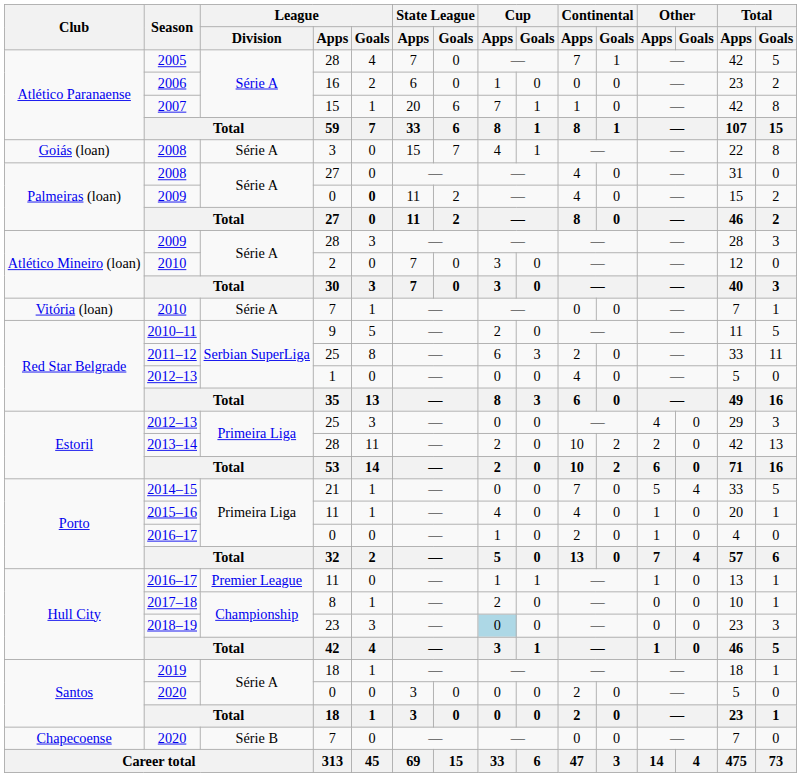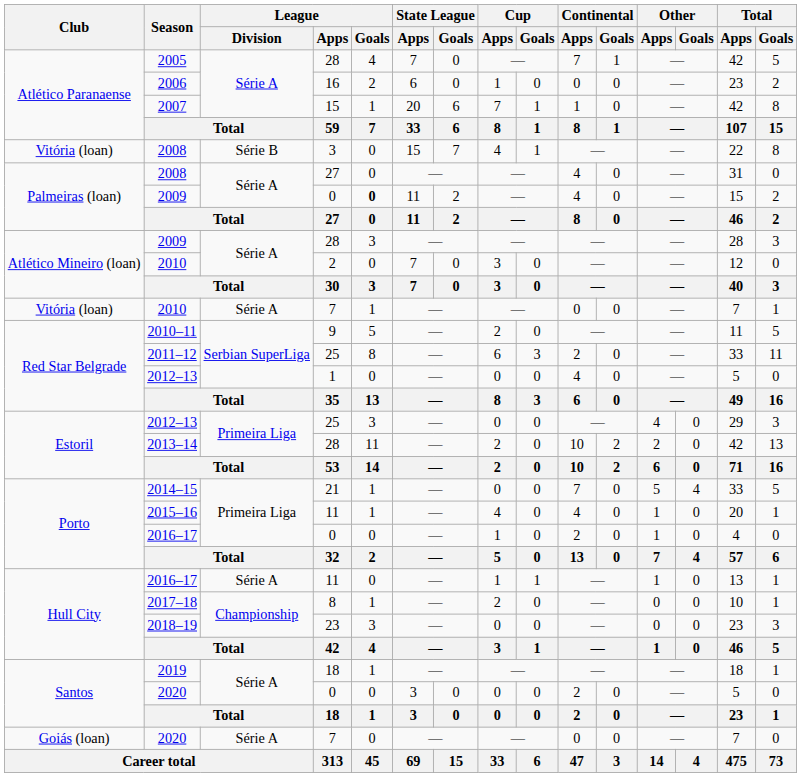(74, 151) Goiás (loan) -> (74, 151) Vitória (loan)
(257, 151) Série A -> (257, 151) Série B
(257, 580) Premier League -> (257, 580) Série A
(497, 625) lightblue background -> (497, 625) no background
(74, 738) Chapecoense -> (74, 738) Goiás (loan)
(257, 738) Série B -> (257, 738) Série A
